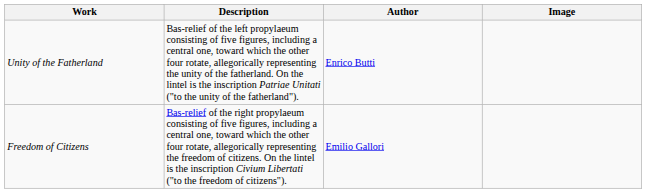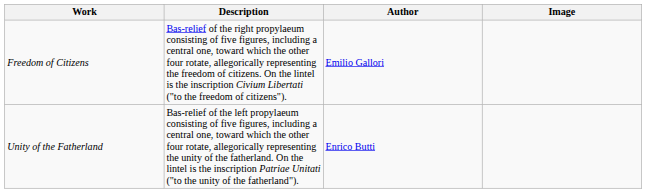rows swapped: (48, 146) <-> (55, 62)
